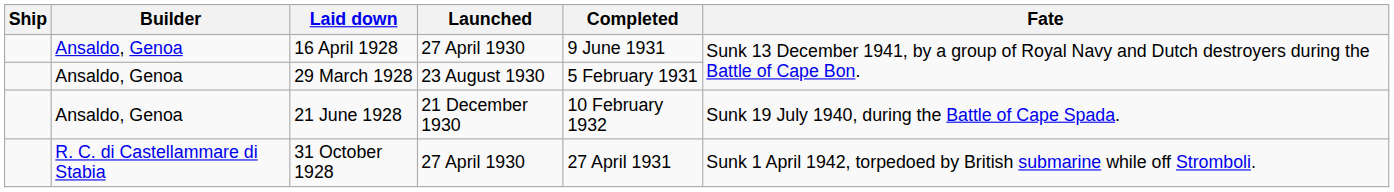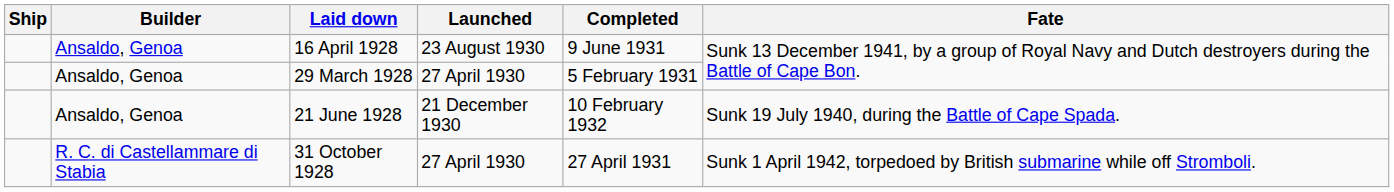(473, 48) 27 April 1930 -> (483, 48) 23 August 1930
(483, 76) 23 August 1930 -> (473, 76) 27 April 1930
